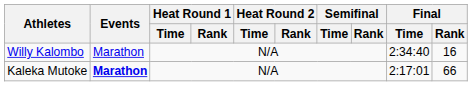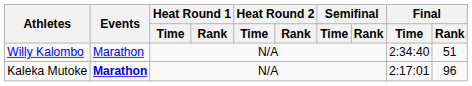(450, 53) 16 -> (450, 53) 51
(450, 72) 66 -> (450, 72) 96
